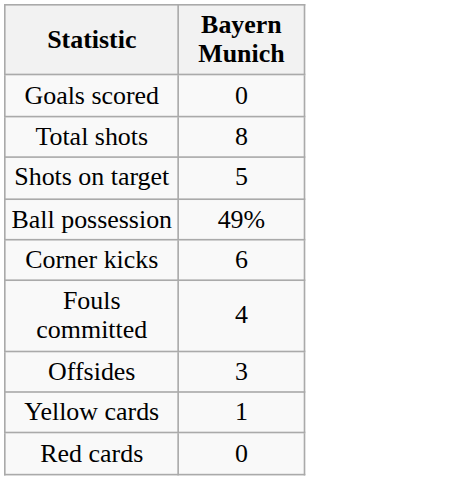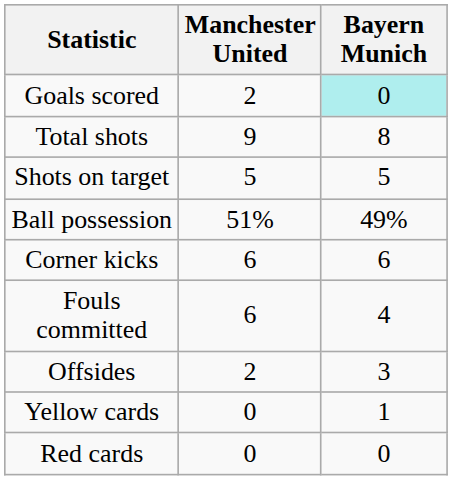+ column: (250, 39)
(241, 95) no background -> (384, 95) paleturquoise background
